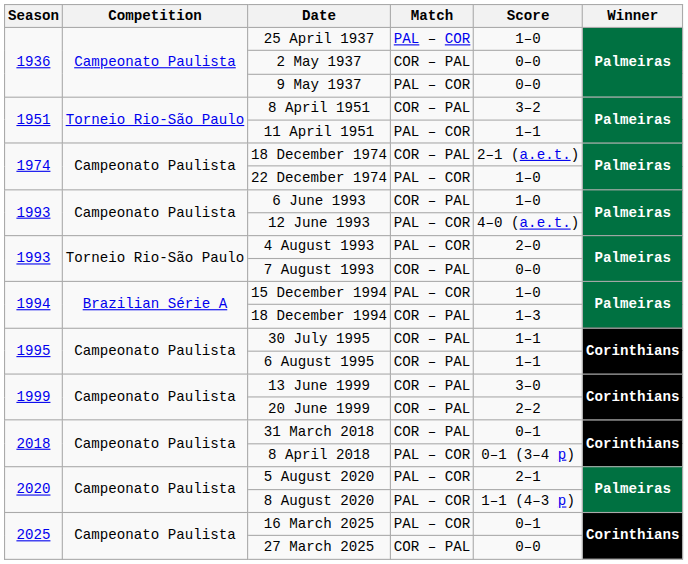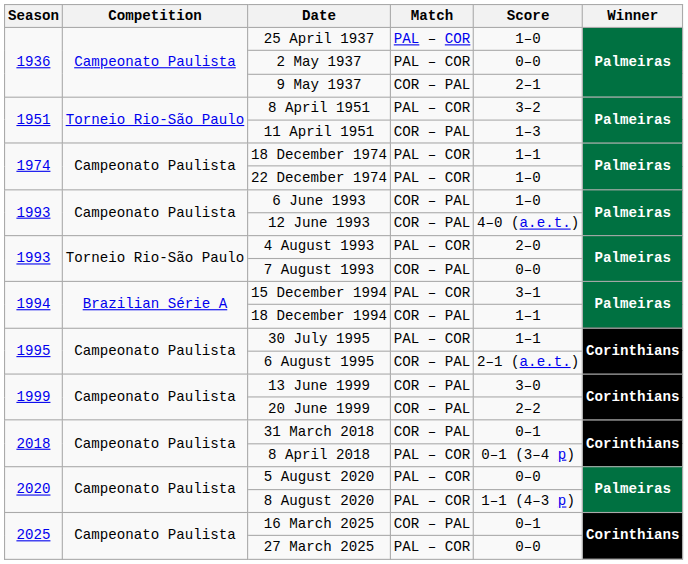(432, 62) COR – PAL -> (432, 62) PAL – COR
(432, 85) PAL – COR -> (432, 85) COR – PAL
(528, 85) 0–0 -> (528, 85) 2–1
(432, 108) COR – PAL -> (432, 108) PAL – COR
(432, 132) PAL – COR -> (432, 132) COR – PAL
(528, 132) 1–1 -> (528, 132) 1–3
(432, 155) COR – PAL -> (432, 155) PAL – COR
(528, 155) 2–1 (a.e.t.) -> (528, 155) 1–1
(432, 224) PAL – COR -> (432, 224) COR – PAL
(528, 293) 1–0 -> (528, 293) 3–1
(528, 316) 1–3 -> (528, 316) 1–1
(432, 339) COR – PAL -> (432, 339) PAL – COR
(528, 363) 1–1 -> (528, 363) 2–1 (a.e.t.)
(528, 478) 2–1 -> (528, 478) 0–0
(432, 524) PAL – COR -> (432, 524) COR – PAL
(432, 547) COR – PAL -> (432, 547) PAL – COR
